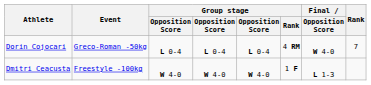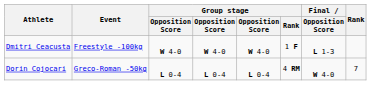rows swapped: (38, 69) <-> (36, 46)
